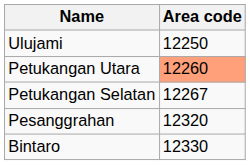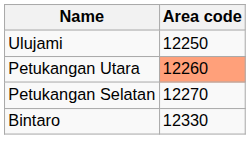(185, 95) 12267 -> (185, 95) 12270
- row: (61, 120)
